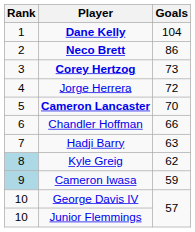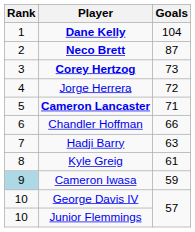(172, 50) 86 -> (172, 50) 87
(172, 106) 70 -> (172, 106) 71
(21, 161) lightblue background -> (21, 161) no background
(172, 161) 62 -> (172, 161) 61
